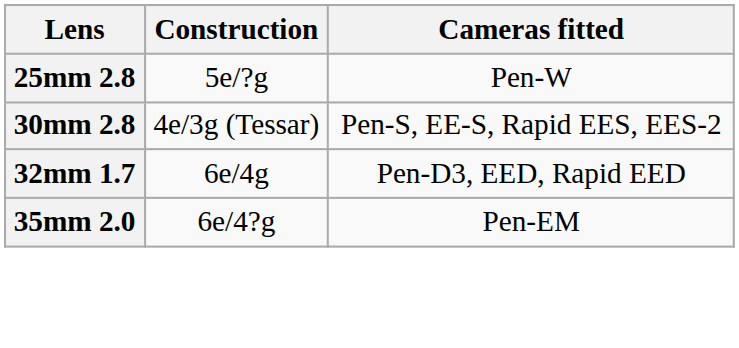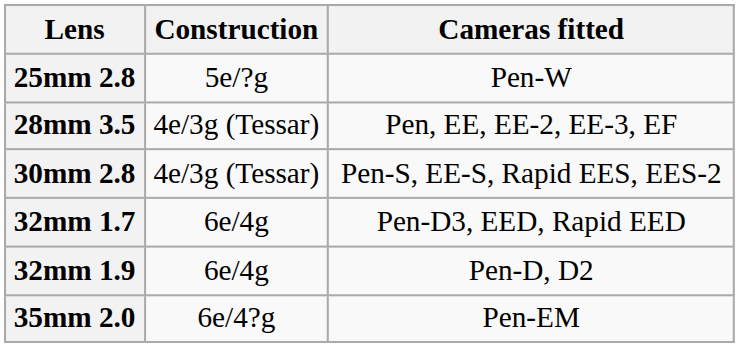+ row: (75, 125)
+ row: (75, 270)
